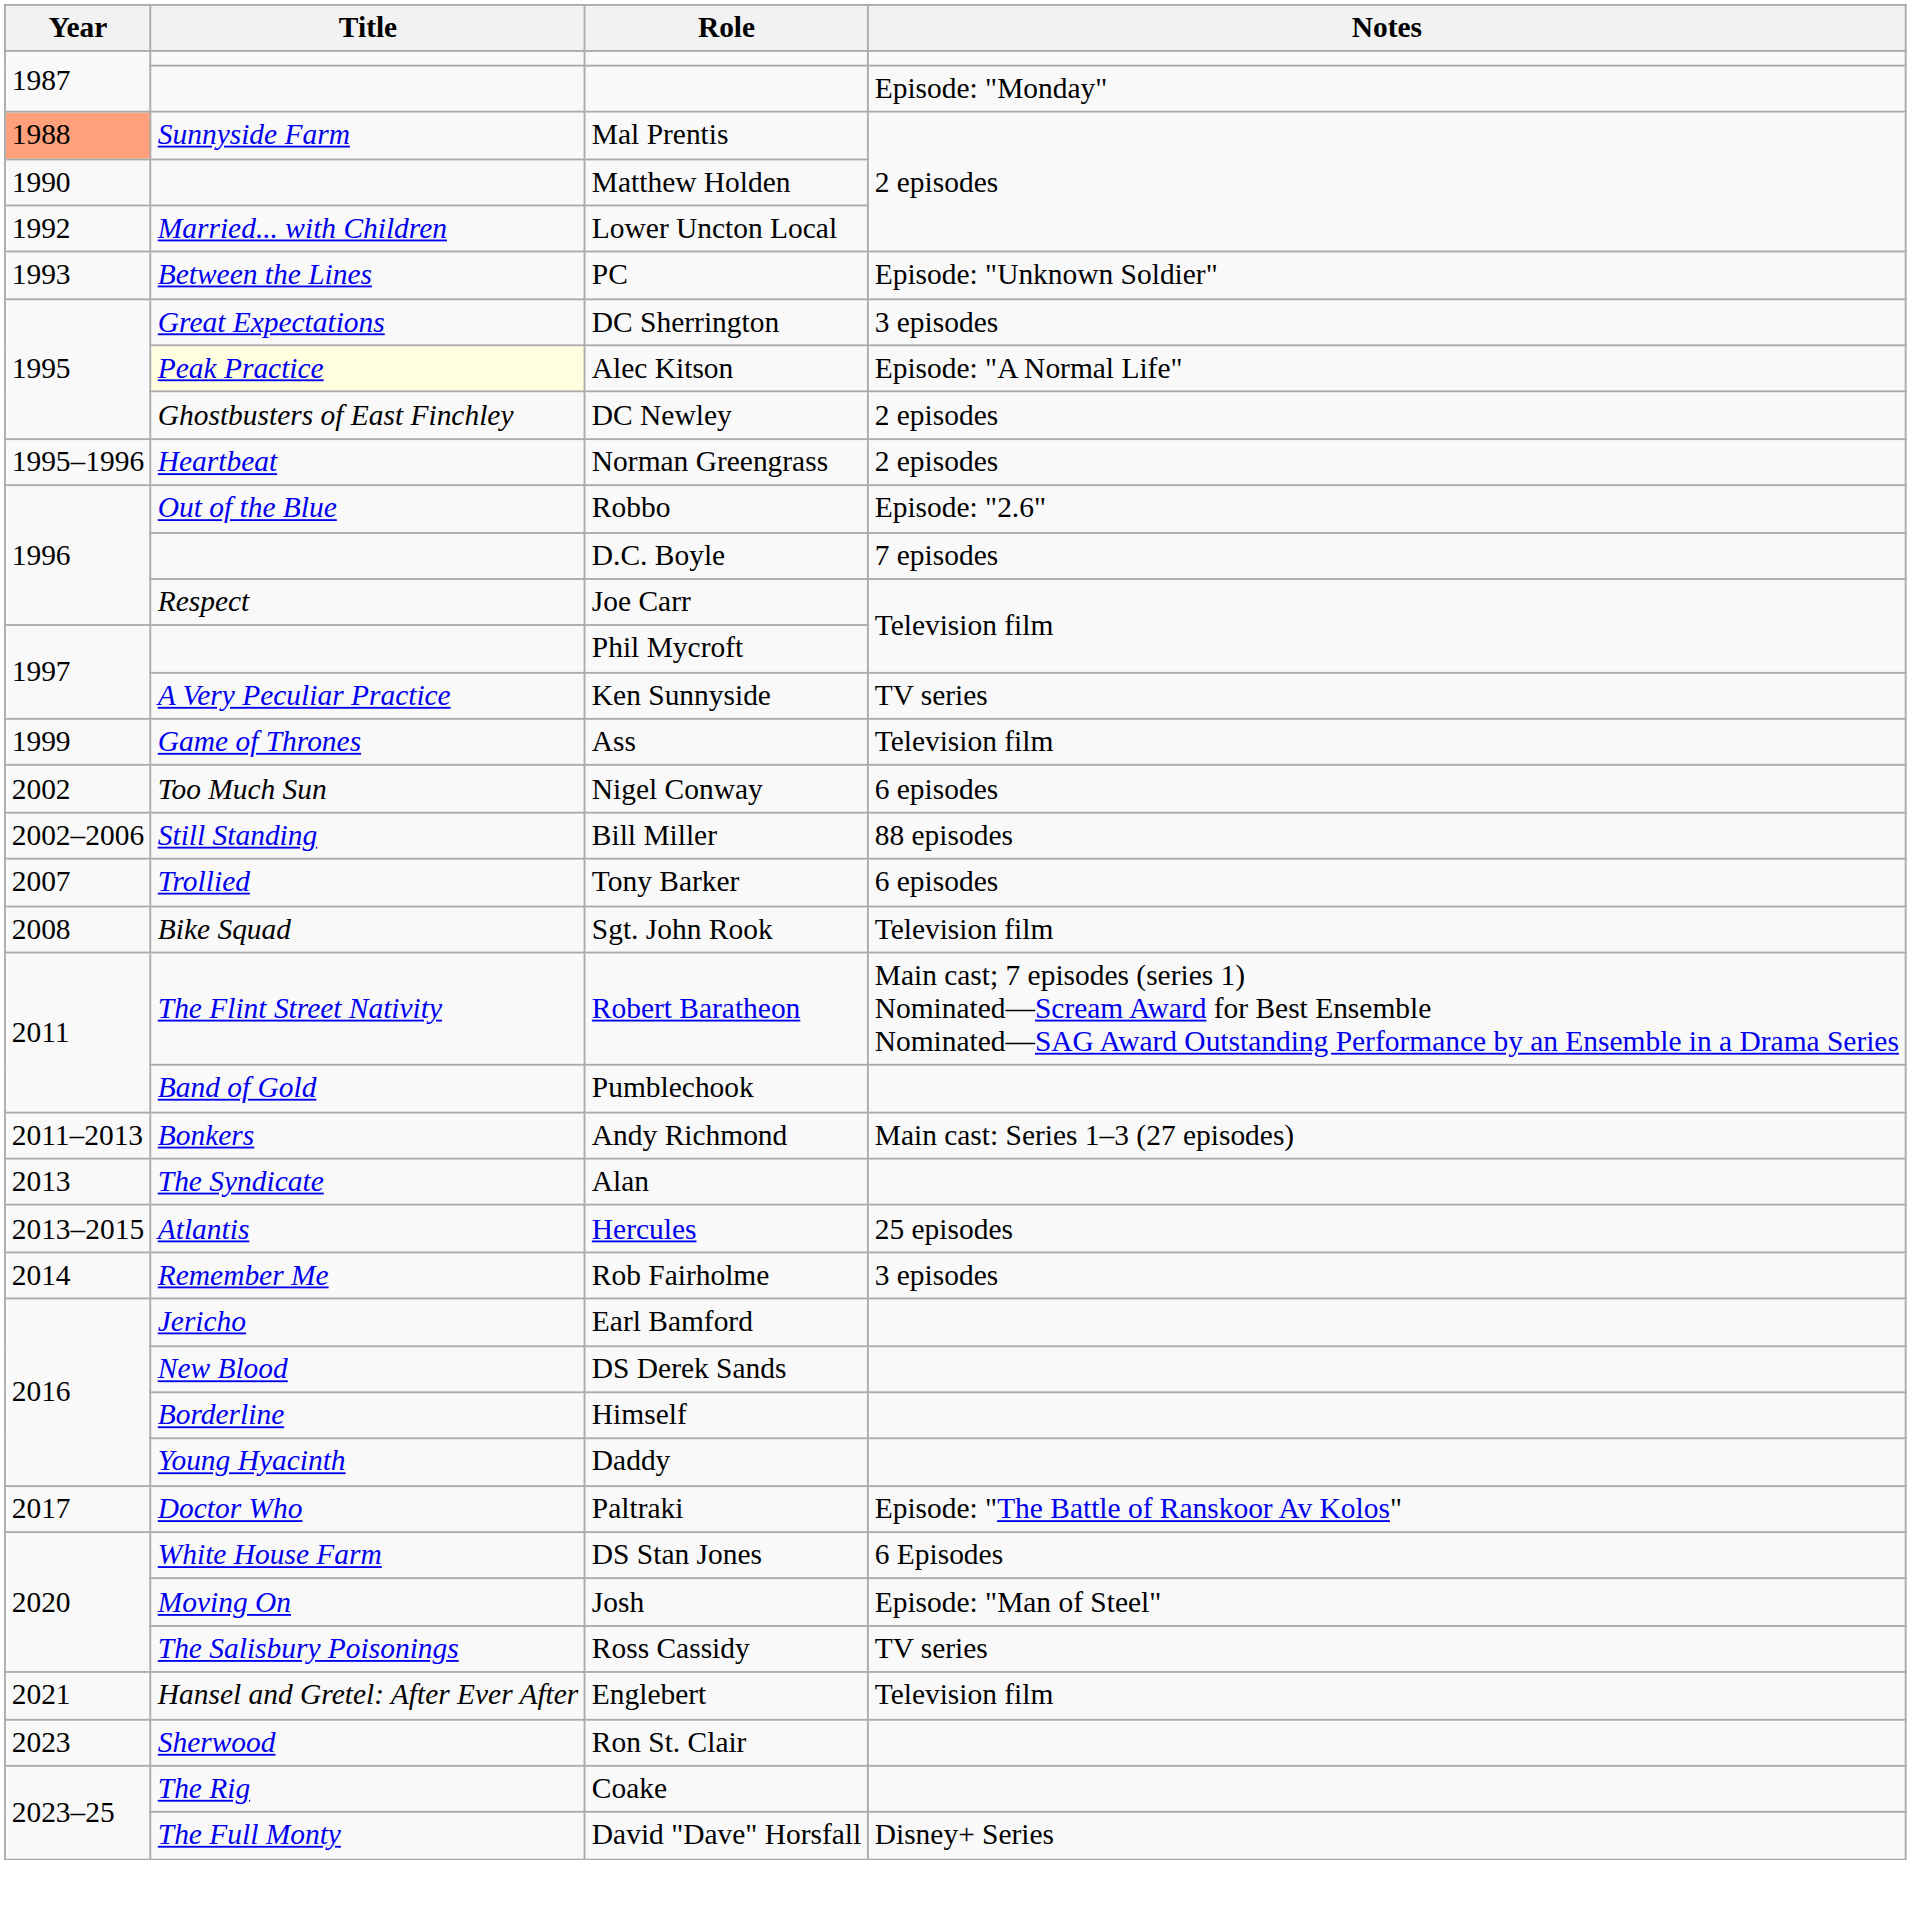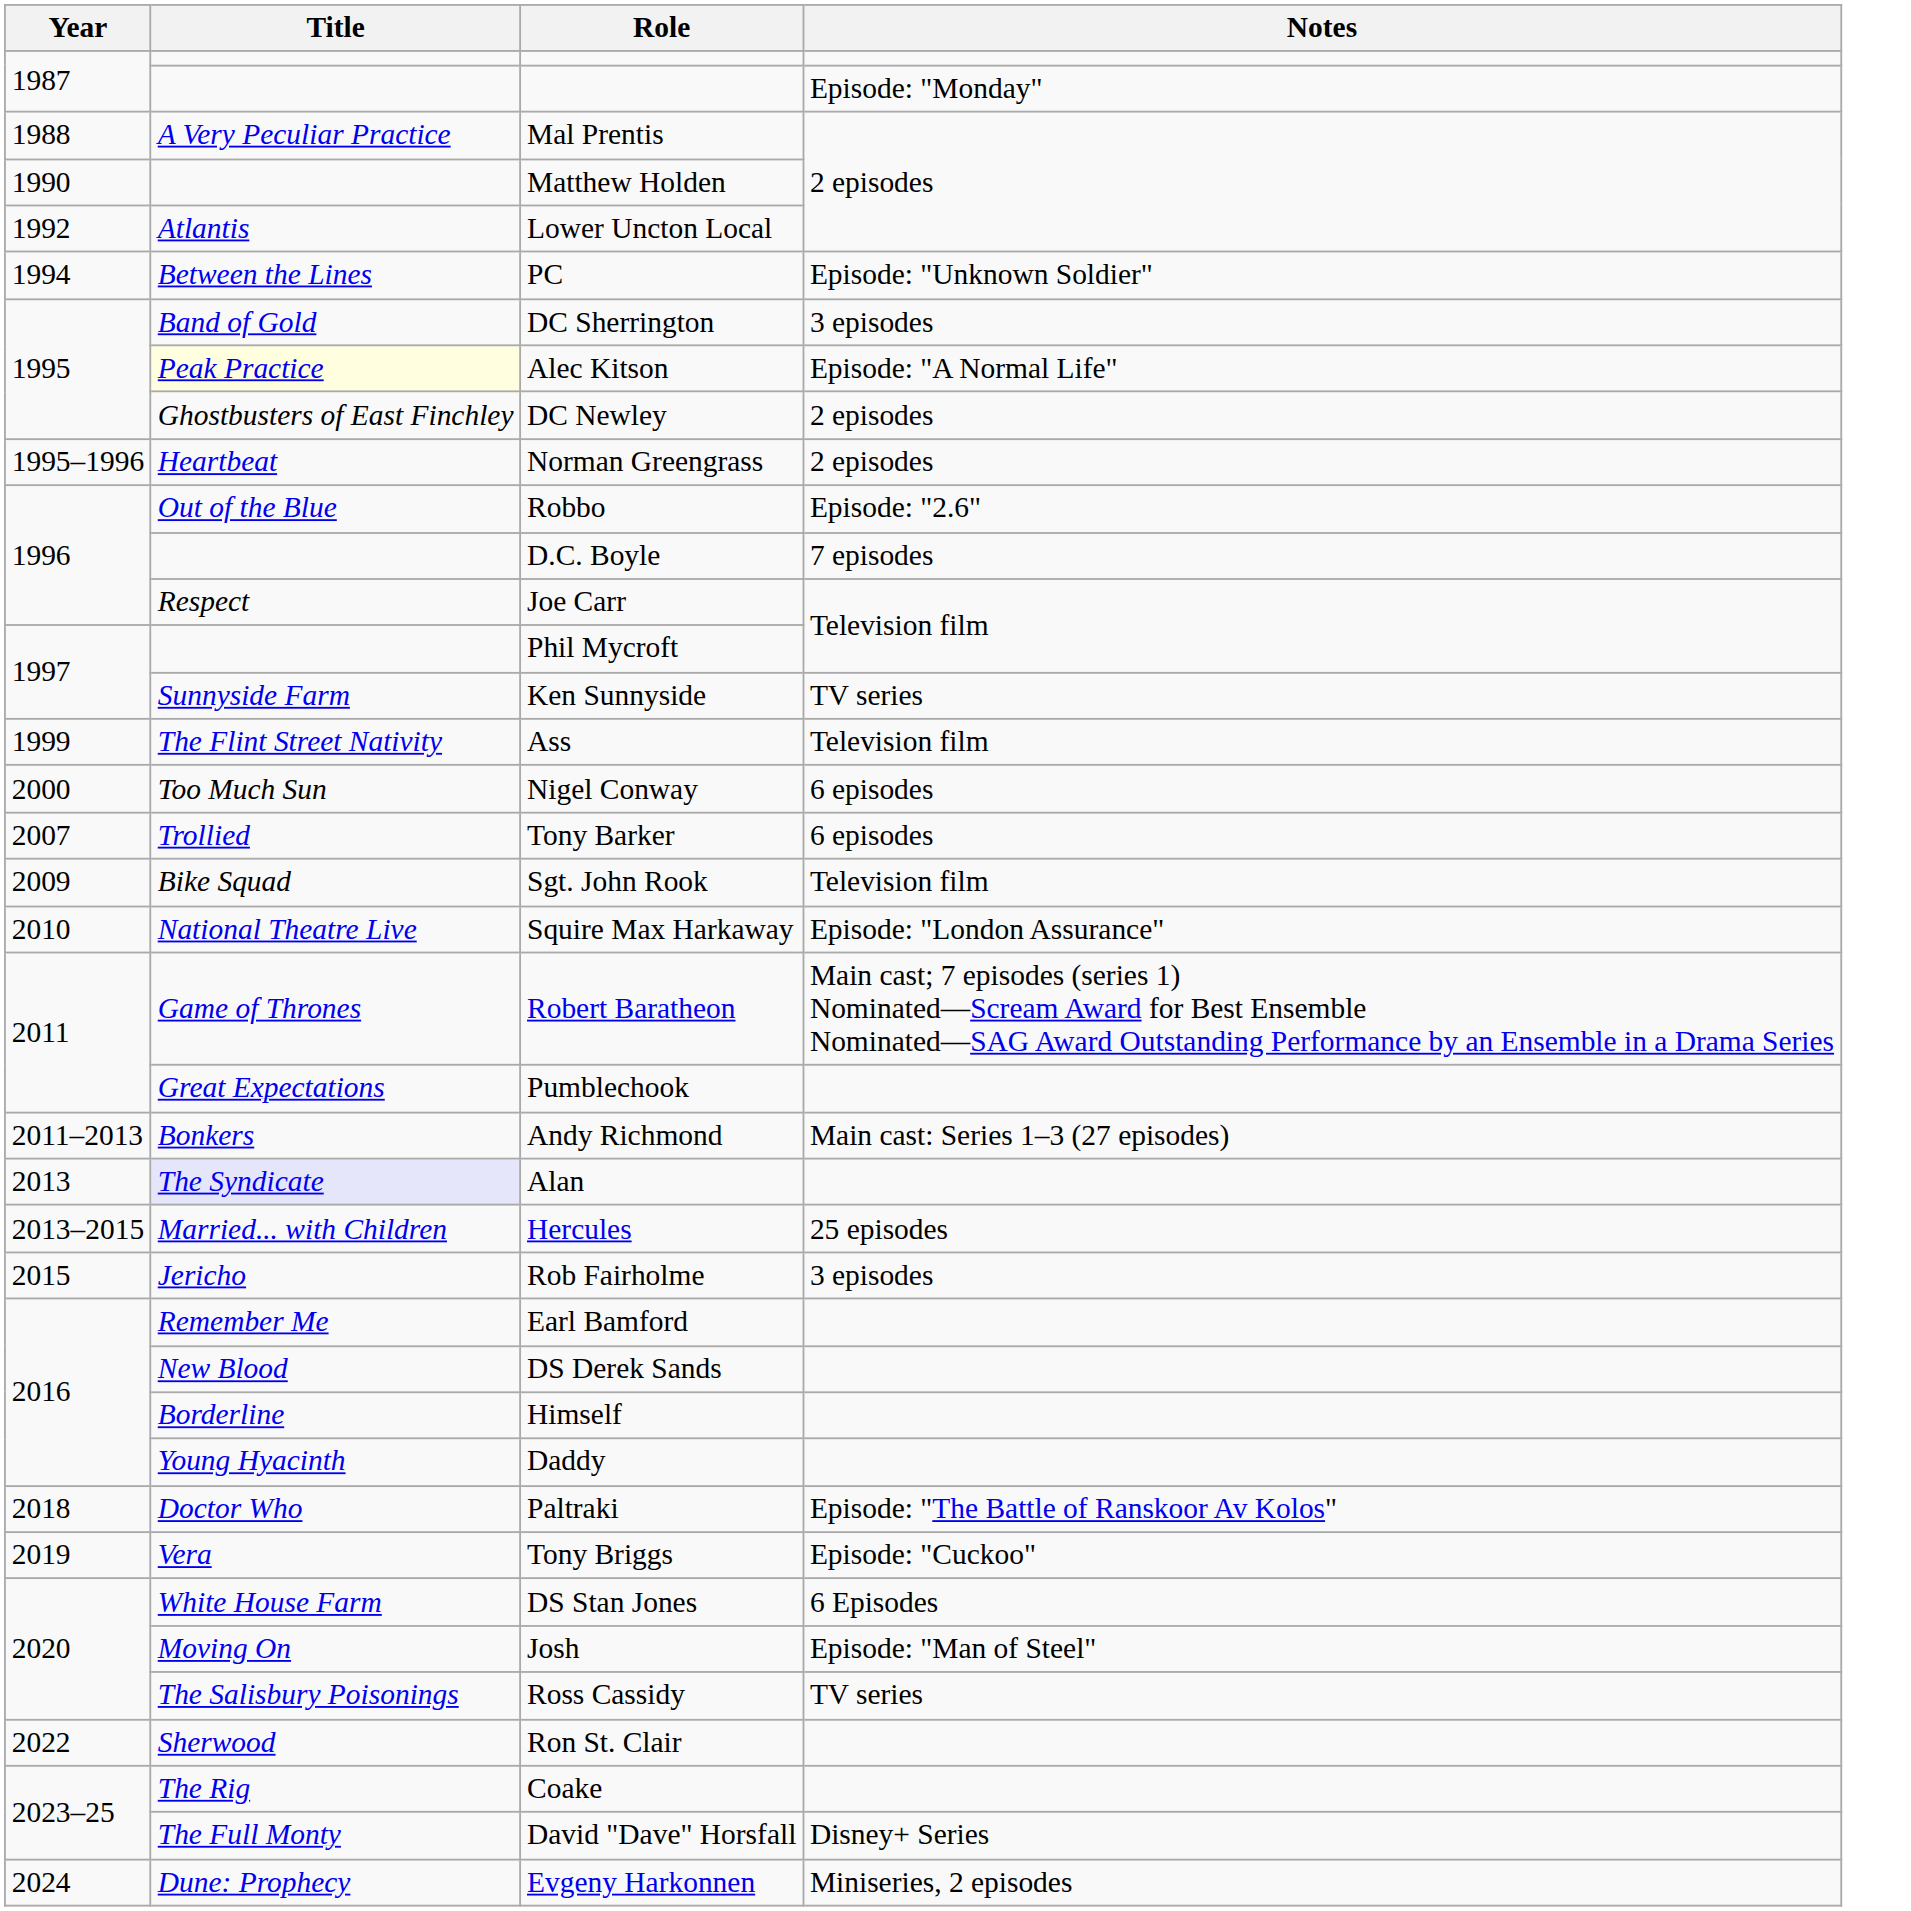(41, 134) lightsalmon background -> (41, 134) no background
(254, 134) Sunnyside Farm -> (304, 134) A Very Peculiar Practice
(302, 228) Married... with Children -> (204, 228) Atlantis
(41, 274) 1993 -> (41, 274) 1994
(271, 321) Great Expectations -> (237, 321) Band of Gold
(304, 695) A Very Peculiar Practice -> (254, 695) Sunnyside Farm
(259, 741) Game of Thrones -> (300, 741) The Flint Street Nativity
(41, 788) 2002 -> (41, 788) 2000
- row: (654, 835)
(41, 928) 2008 -> (41, 881) 2009
+ row: (660, 928)
(300, 1008) The Flint Street Nativity -> (259, 1008) Game of Thrones
(237, 1088) Band of Gold -> (271, 1088) Great Expectations
(241, 1181) no background -> (241, 1181) lavender background
(204, 1228) Atlantis -> (302, 1228) Married... with Children
(41, 1274) 2014 -> (41, 1274) 2015
(243, 1274) Remember Me -> (202, 1274) Jericho
(202, 1321) Jericho -> (243, 1321) Remember Me
(41, 1508) 2017 -> (41, 1508) 2018
+ row: (600, 1555)
- row: (649, 1695)
(41, 1741) 2023 -> (41, 1741) 2022
+ row: (641, 1881)
